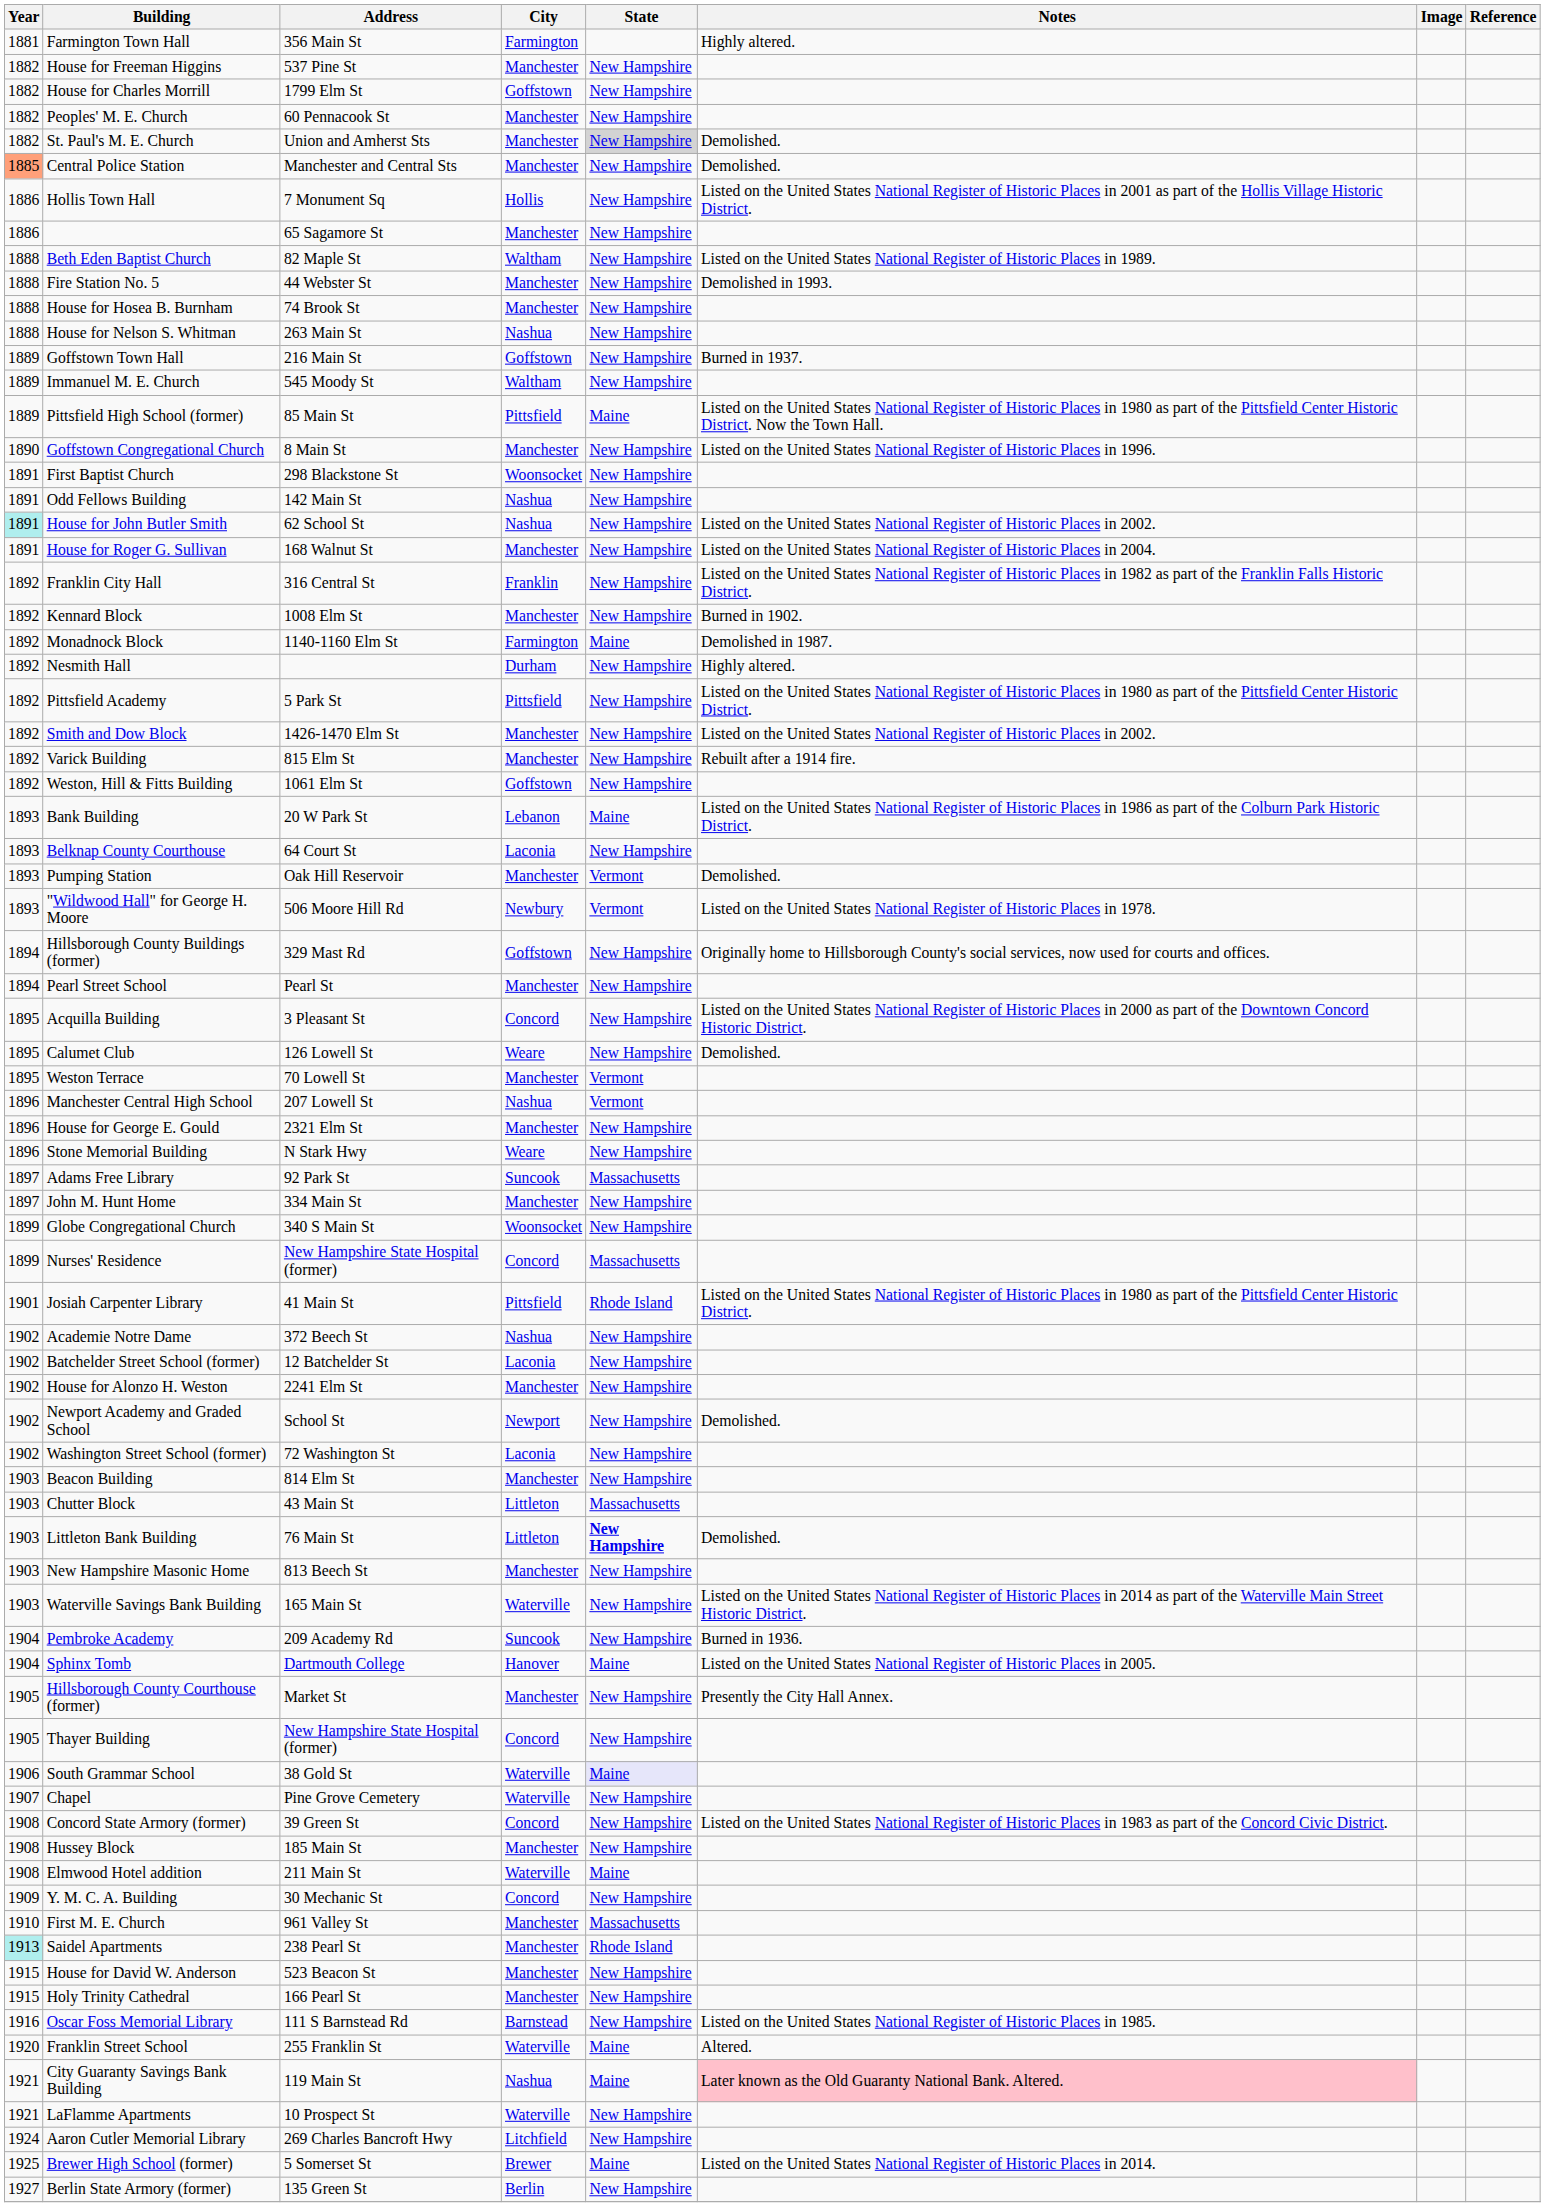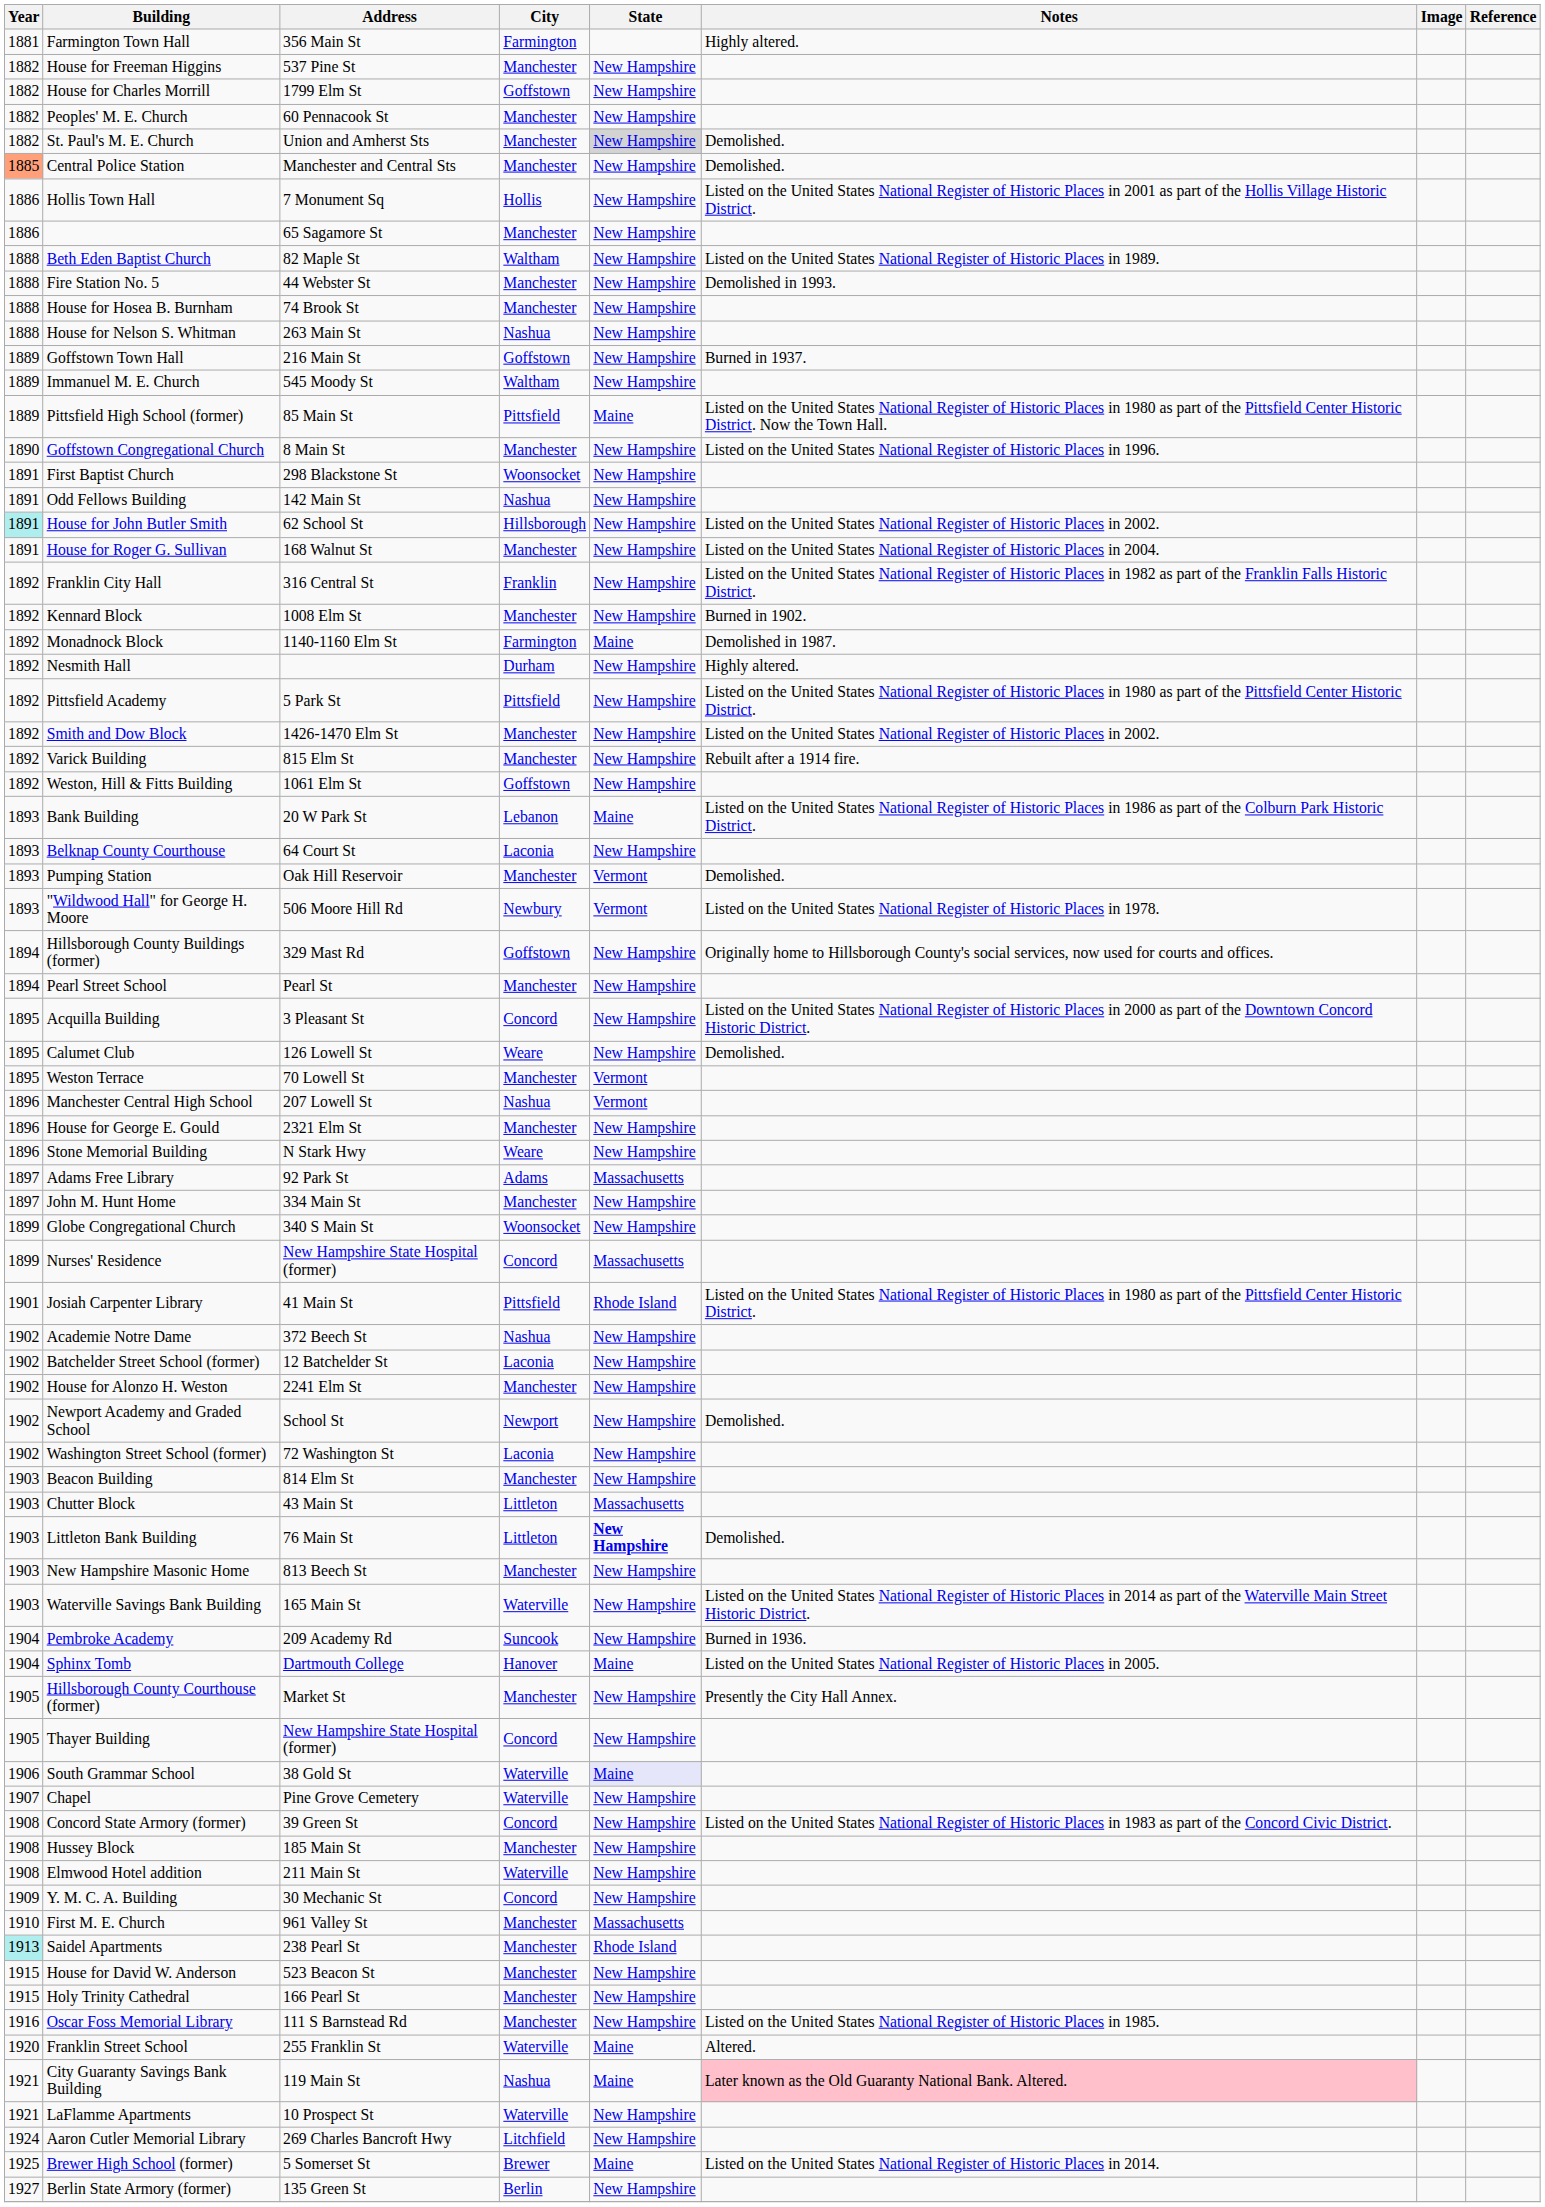(529, 524) Nashua -> (545, 524) Hillsborough
(532, 1177) Suncook -> (526, 1177) Adams
(609, 1873) Maine -> (644, 1873) New Hampshire
(536, 2022) Barnstead -> (540, 2022) Manchester
